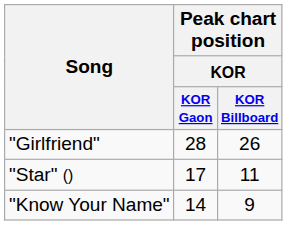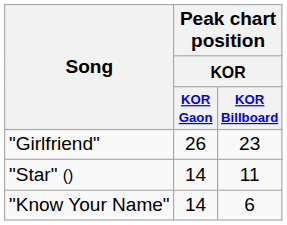(196, 144) 28 -> (196, 144) 26
(250, 144) 26 -> (250, 144) 23
(196, 174) 17 -> (196, 174) 14
(250, 205) 9 -> (250, 205) 6
